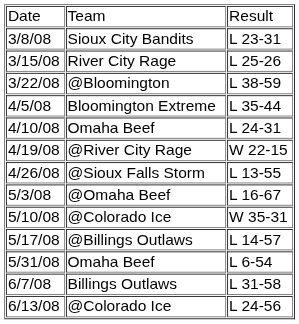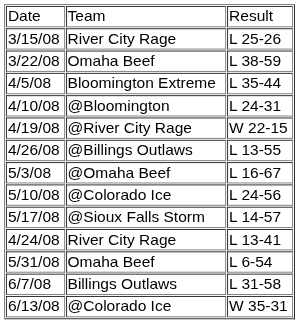- row: (29, 38)
(119, 83) @Bloomington -> (111, 61) Omaha Beef
(111, 128) Omaha Beef -> (119, 105) @Bloomington
(136, 172) @Sioux Falls Storm -> (130, 150) @Billings Outlaws
(258, 217) W 35-31 -> (255, 195) L 24-56
(130, 239) @Billings Outlaws -> (136, 217) @Sioux Falls Storm
+ row: (34, 239)
(255, 306) L 24-56 -> (258, 306) W 35-31
